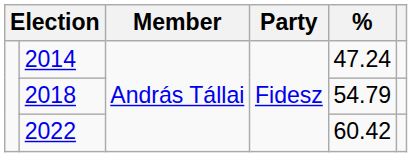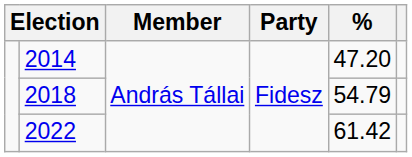(362, 59) 47.24 -> (362, 59) 47.20
(362, 132) 60.42 -> (362, 132) 61.42
